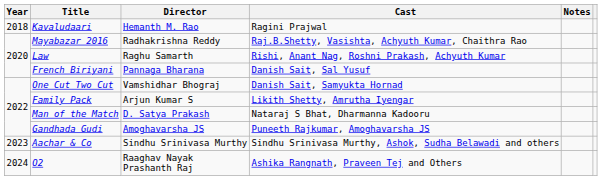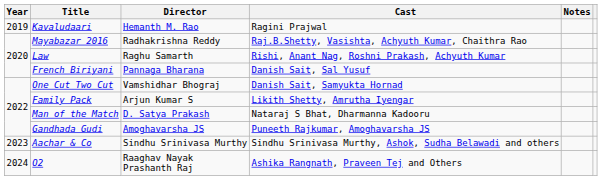(17, 26) 2018 -> (17, 26) 2019
